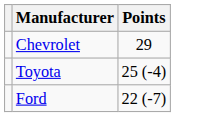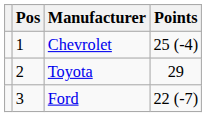+ column: (28, 18)
(144, 44) 29 -> (176, 44) 25 (-4)
(144, 71) 25 (-4) -> (176, 71) 29
